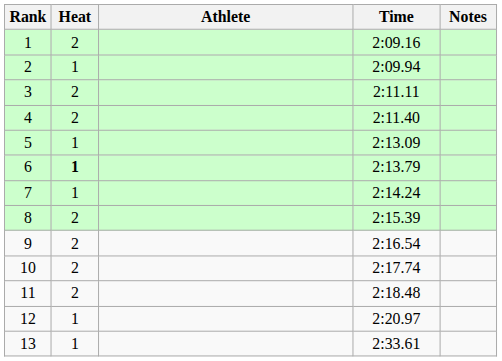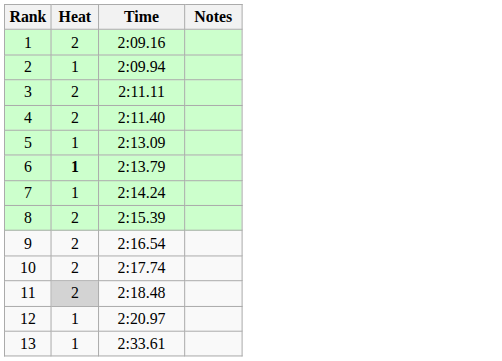- column: (226, 17)
(75, 293) no background -> (75, 293) lightgrey background
